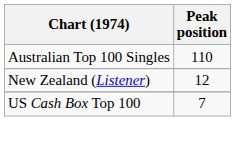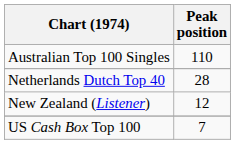+ row: (86, 80)
